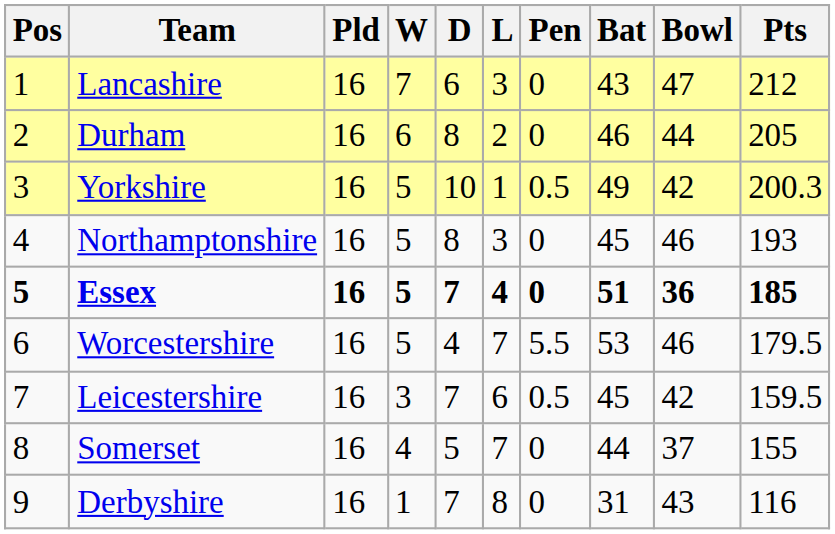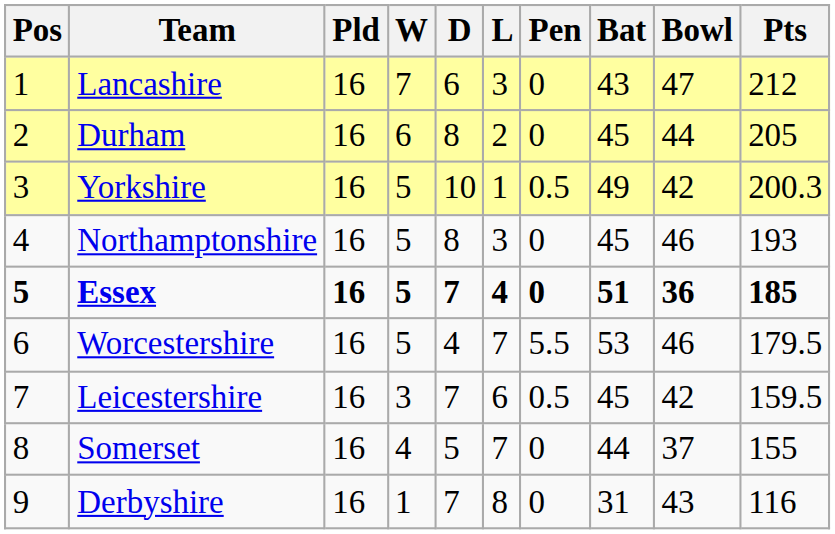(613, 135) 46 -> (613, 135) 45
